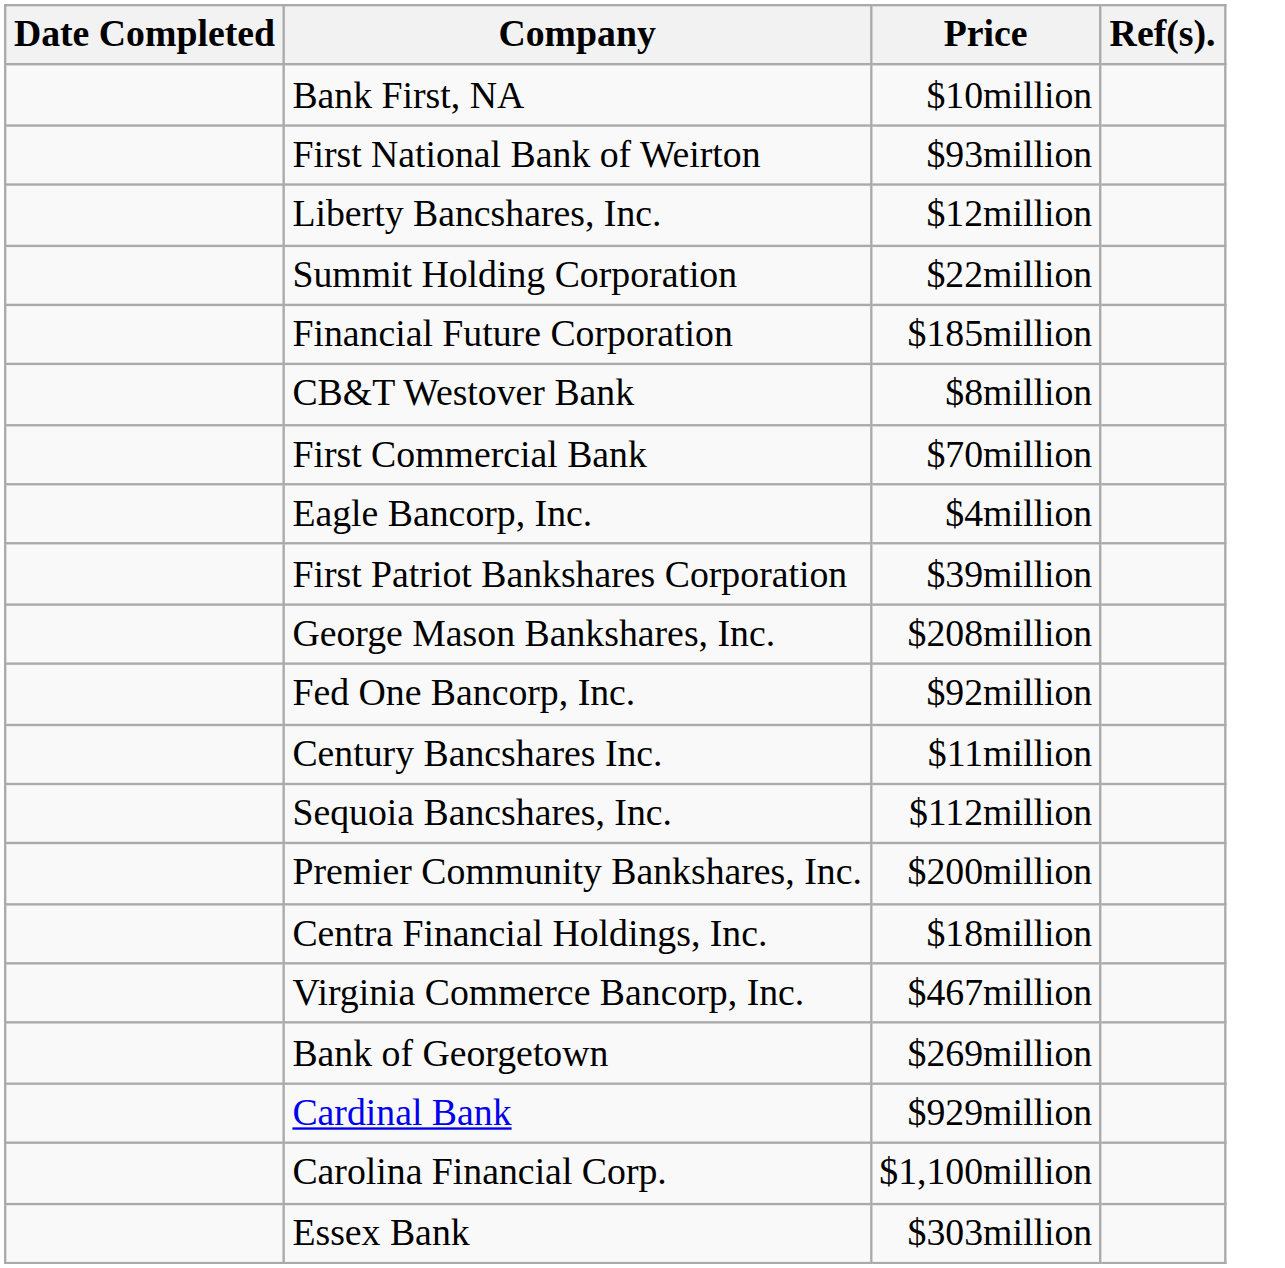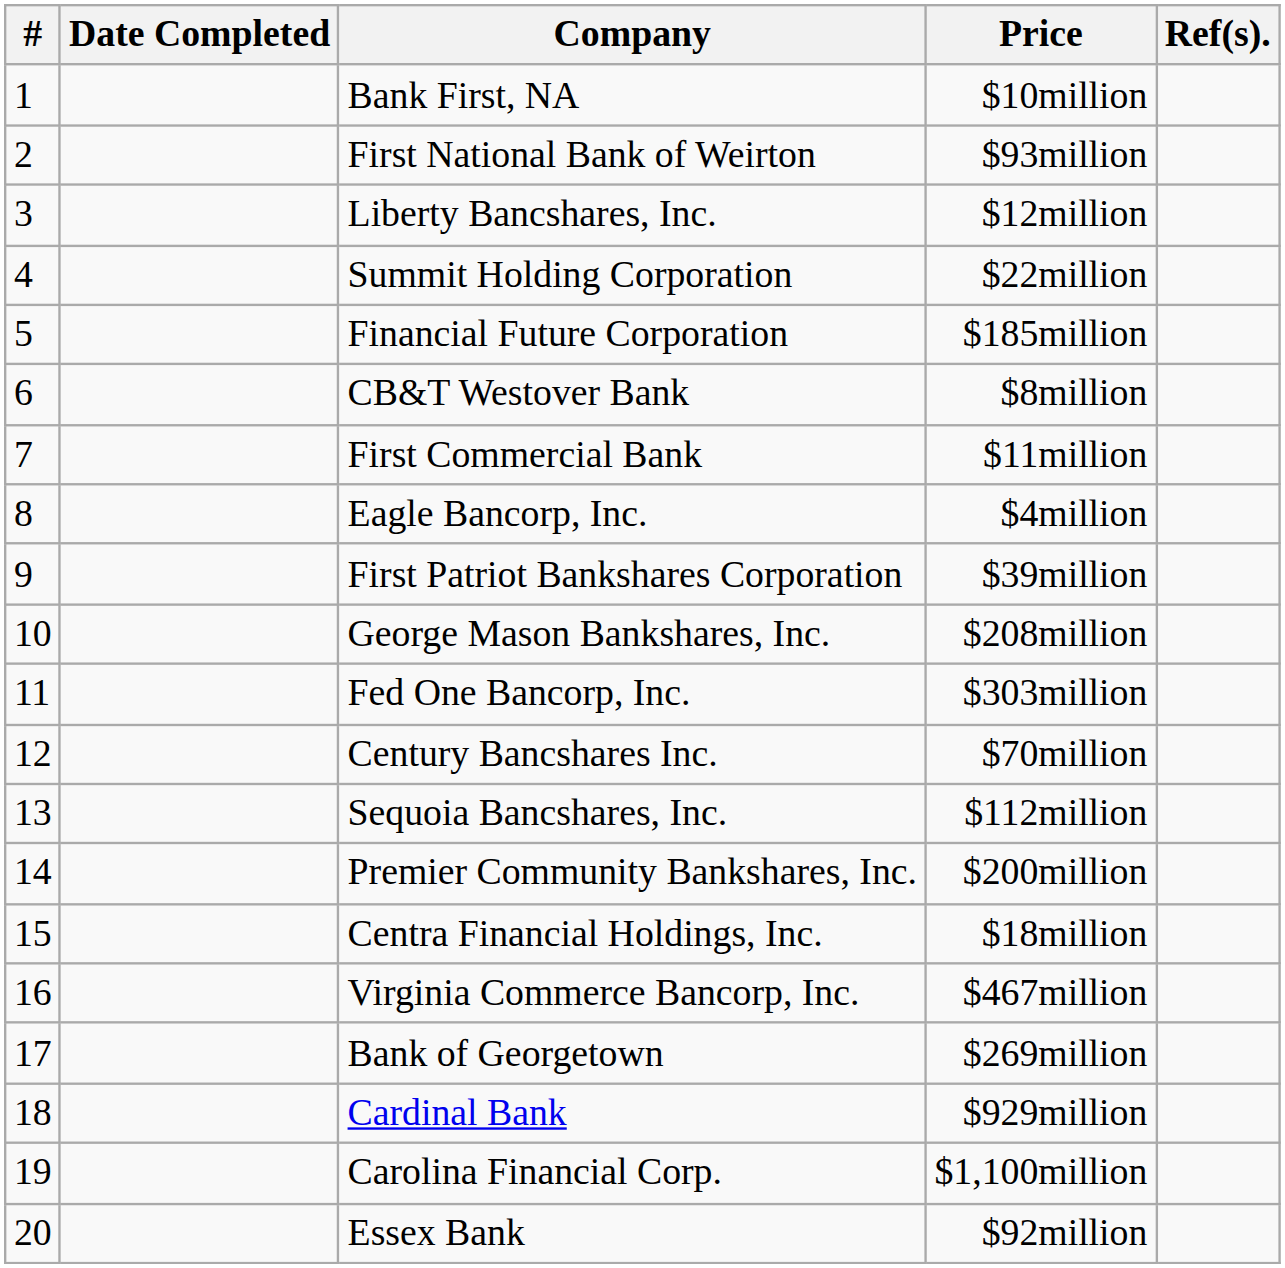+ column: (33, 34)
(1009, 453) $70million -> (1065, 453) $11million
(1009, 693) $92million -> (1055, 693) $303million
(1010, 753) $11million -> (1065, 753) $70million
(1000, 1232) $303million -> (1065, 1232) $92million
